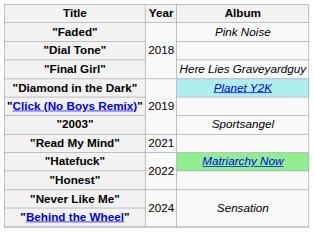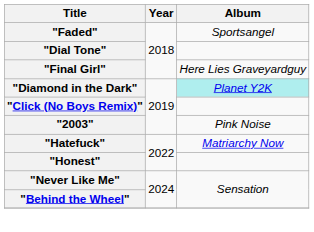(243, 32) Pink Noise -> (243, 32) Sportsangel
(243, 124) Sportsangel -> (243, 124) Pink Noise
- row: (75, 143)
(243, 161) lightgreen background -> (243, 143) no background
